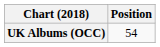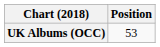(131, 33) 54 -> (131, 33) 53
